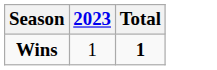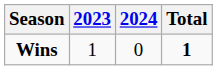+ column: (139, 19)
